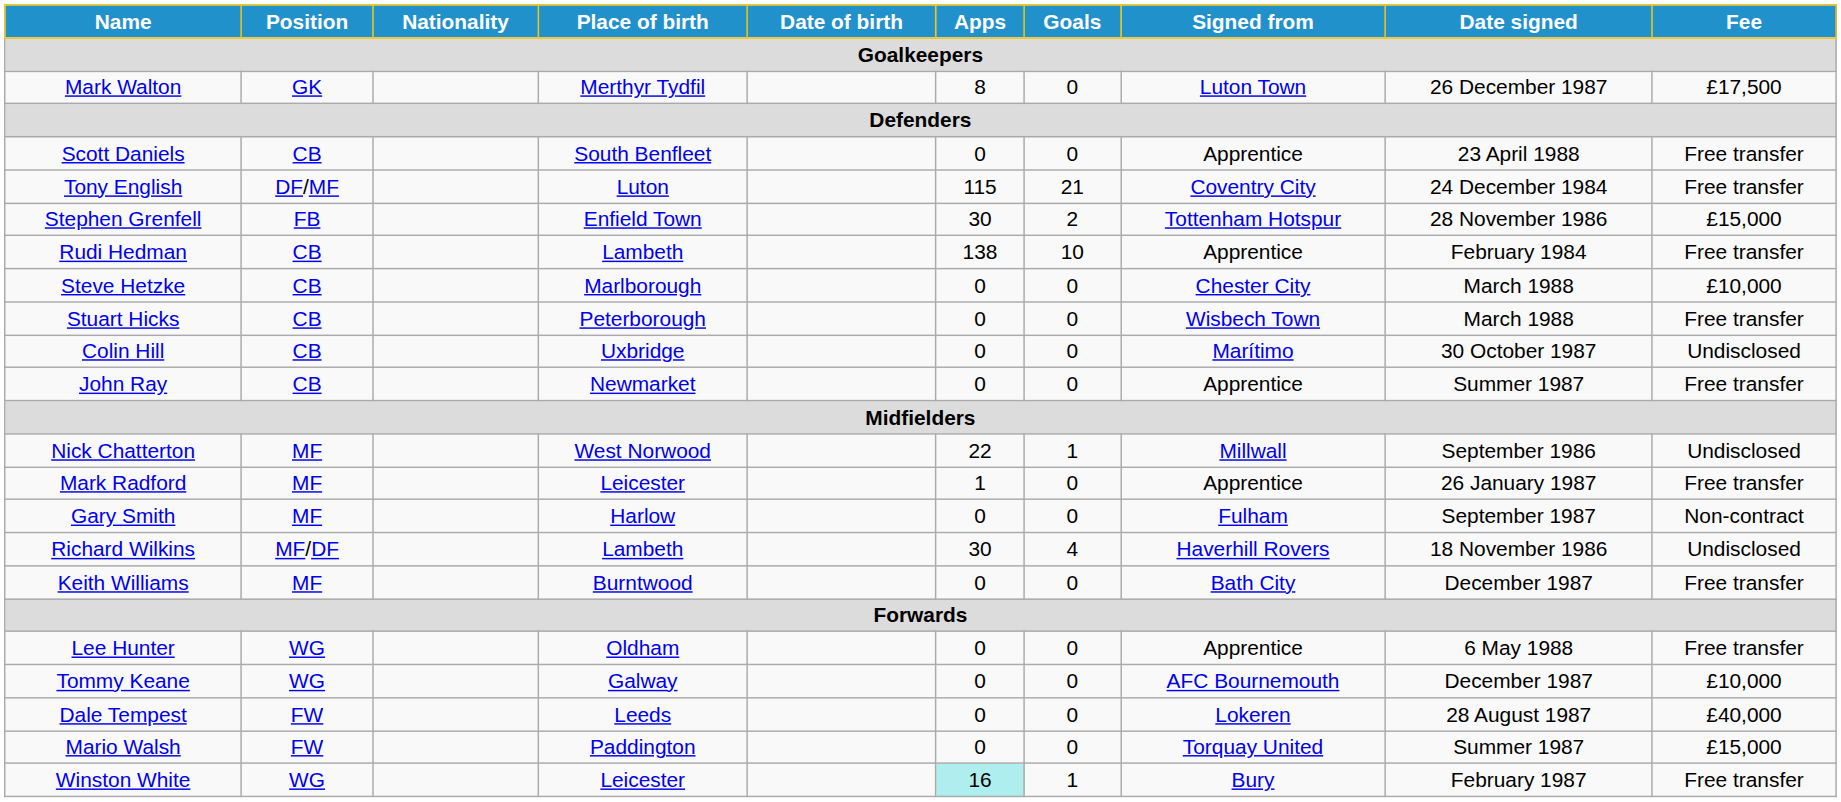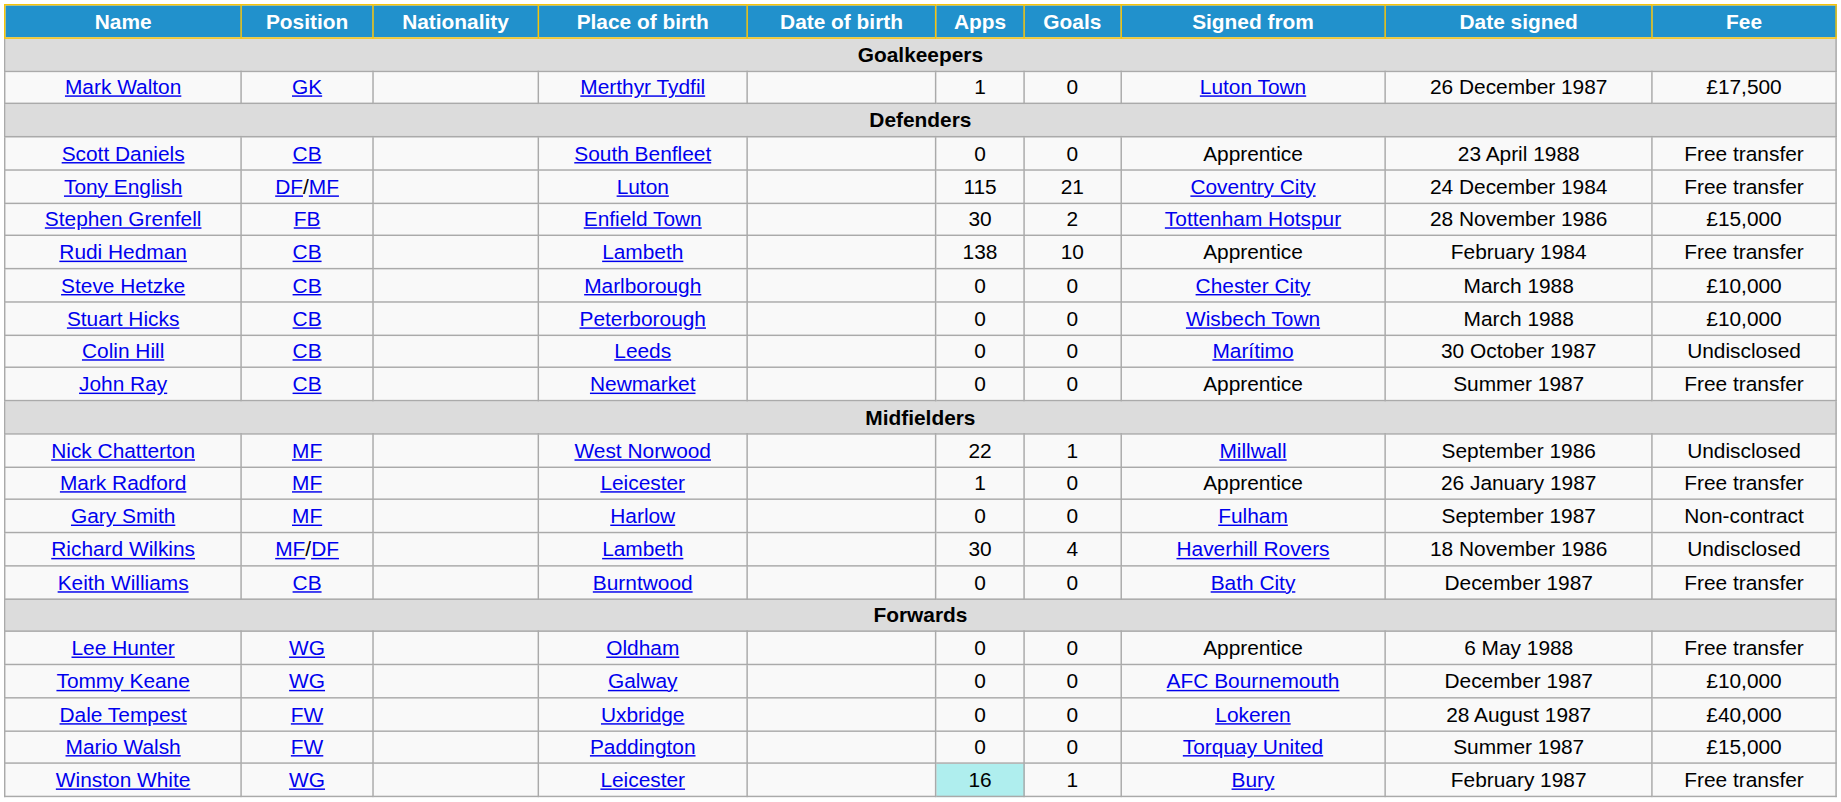(980, 88) 8 -> (980, 88) 1
(1744, 318) Free transfer -> (1744, 318) £10,000
(643, 351) Uxbridge -> (643, 351) Leeds
(307, 582) MF -> (307, 582) CB
(643, 714) Leeds -> (643, 714) Uxbridge
